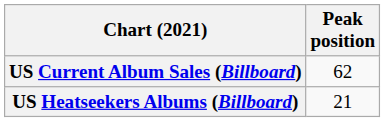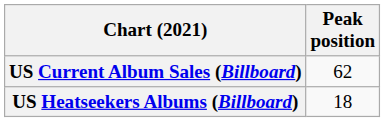(343, 101) 21 -> (343, 101) 18
